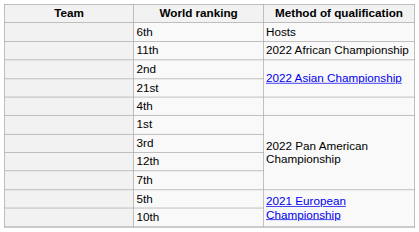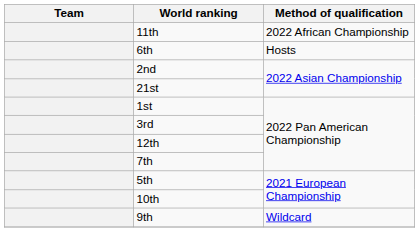rows swapped: (145, 32) <-> (147, 50)
- row: (145, 106)
+ row: (145, 217)
